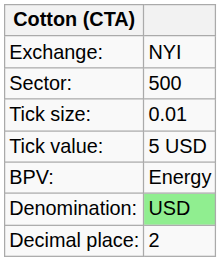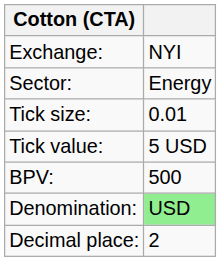(165, 83) 500 -> (180, 83) Energy
(180, 177) Energy -> (165, 177) 500
